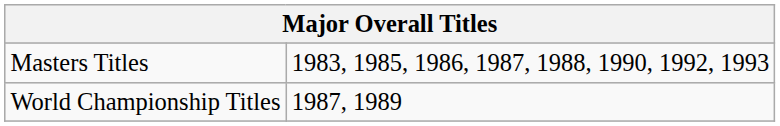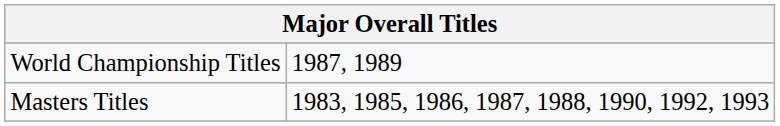rows swapped: (145, 101) <-> (79, 62)
